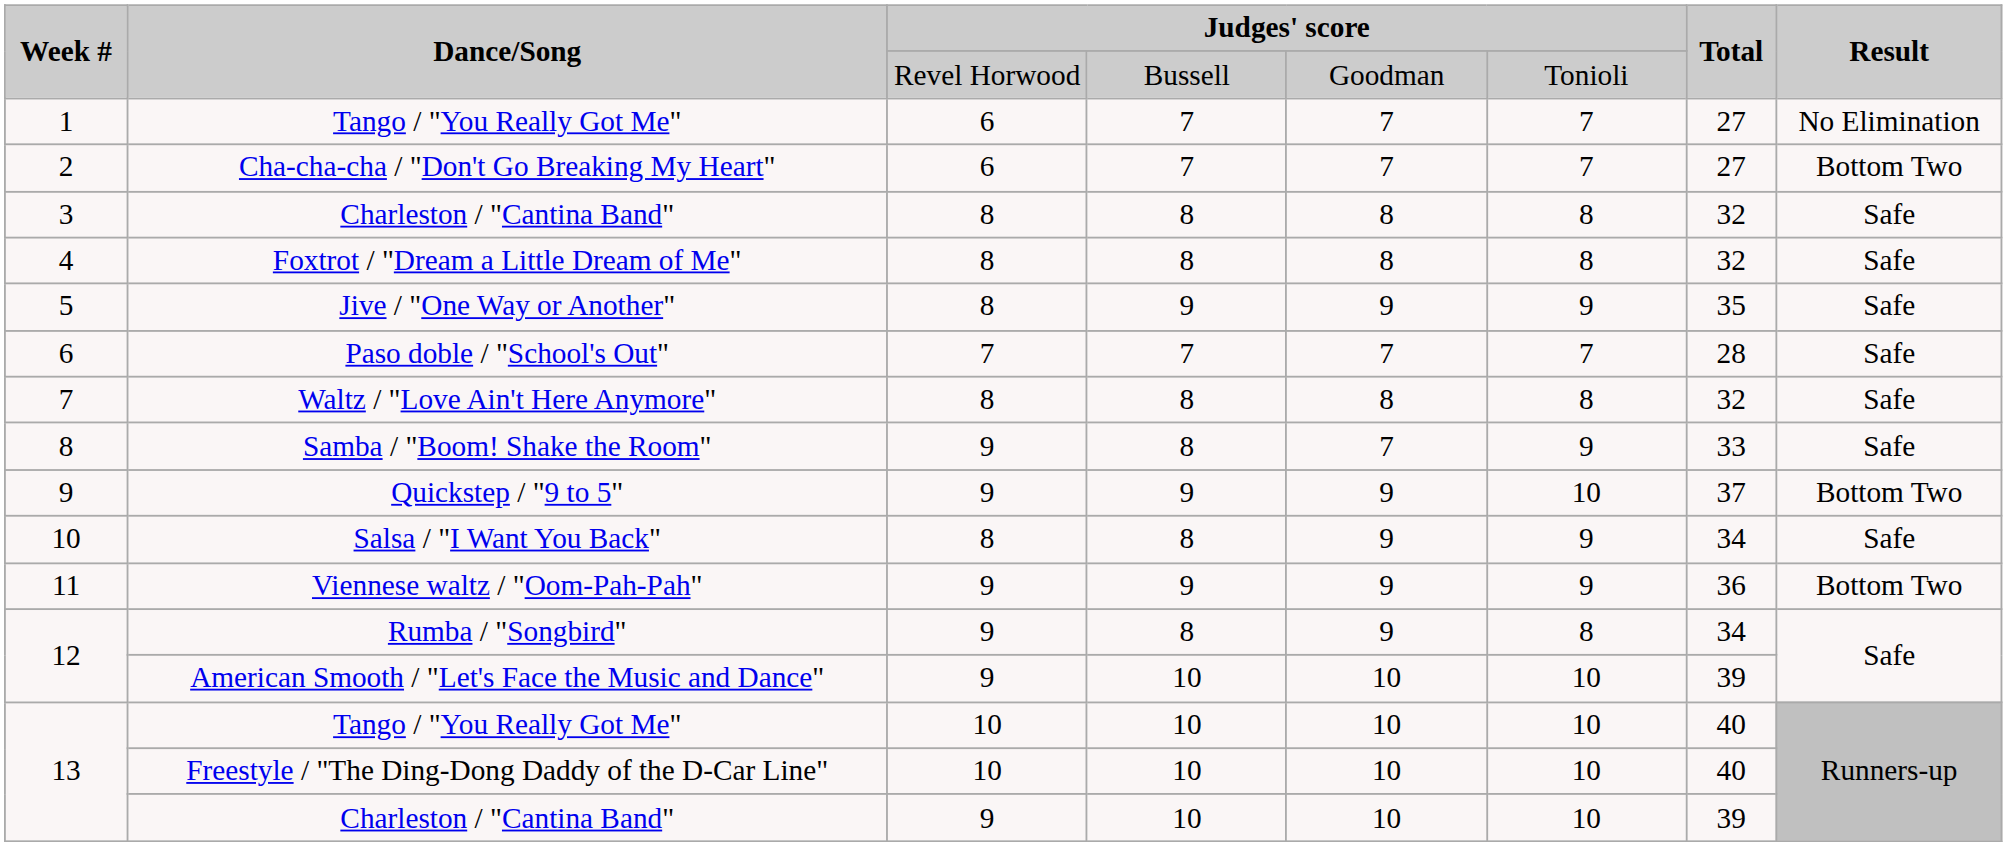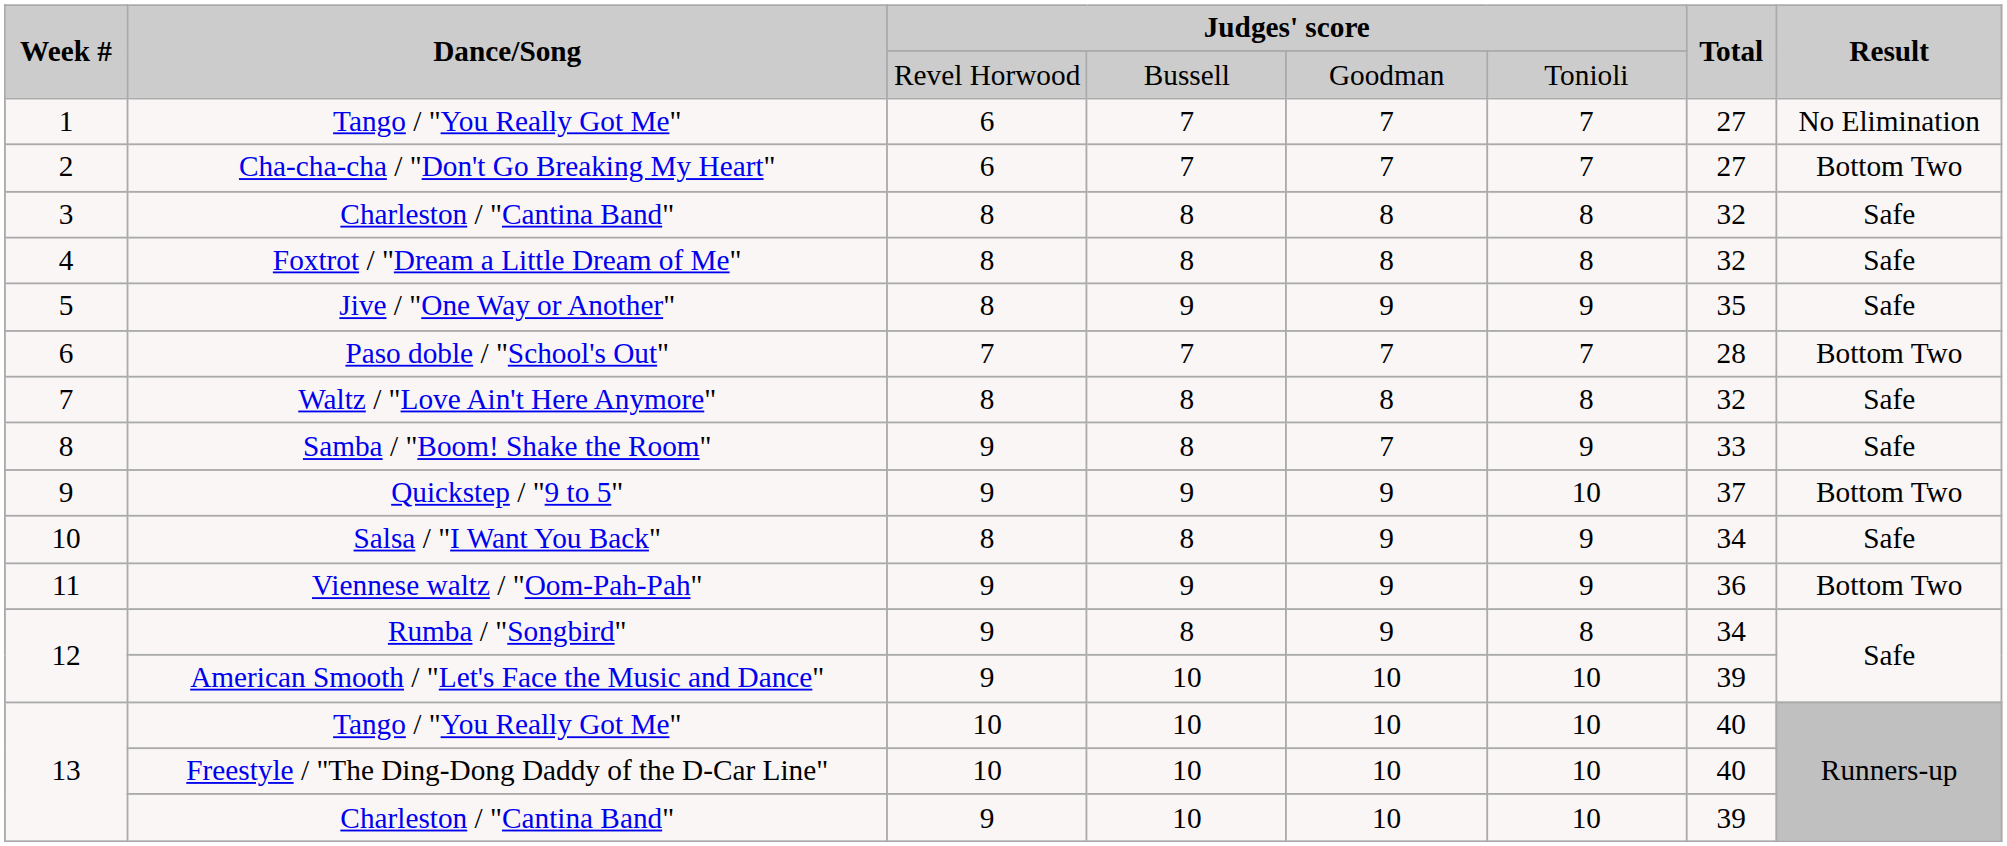(1889, 353) Safe -> (1889, 353) Bottom Two
